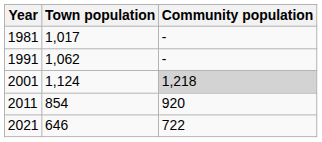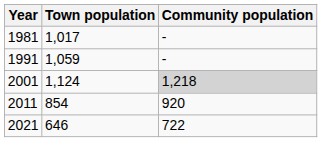(62, 59) 1,062 -> (62, 59) 1,059
